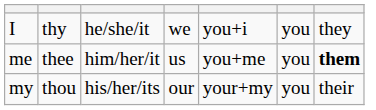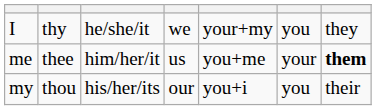(225, 28) you+i -> (238, 28) your+my
(296, 58) you -> (299, 58) your
(238, 88) your+my -> (225, 88) you+i
